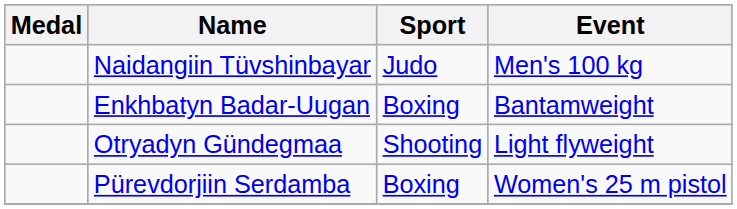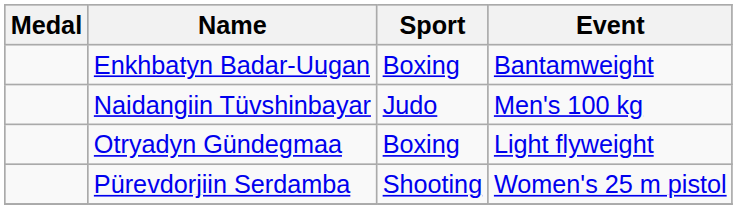rows swapped: (232, 65) <-> (232, 105)
(432, 145) Shooting -> (421, 145) Boxing
(421, 185) Boxing -> (432, 185) Shooting
